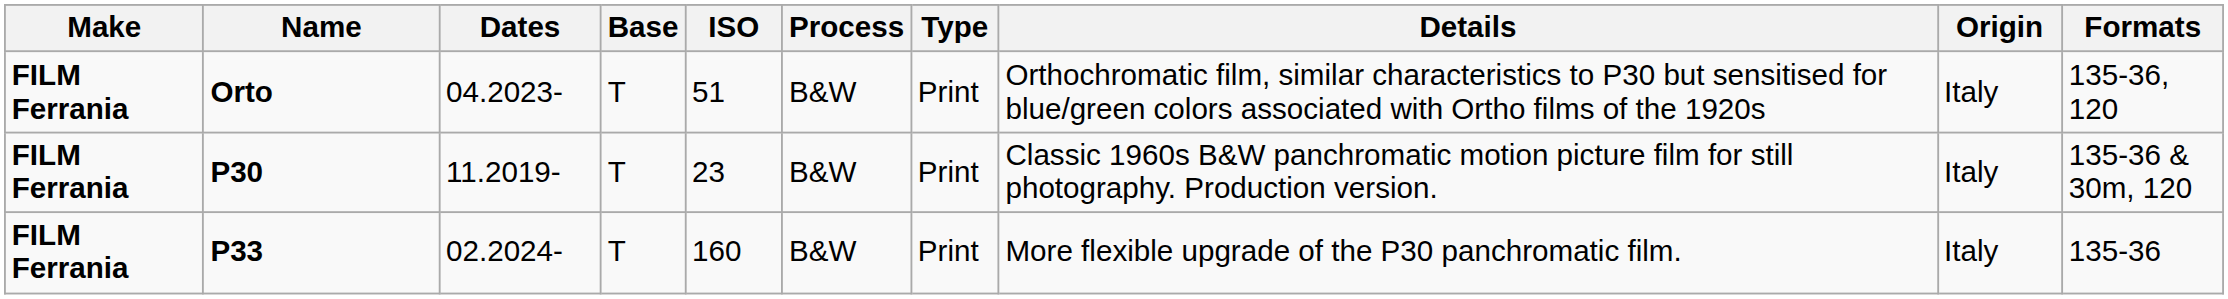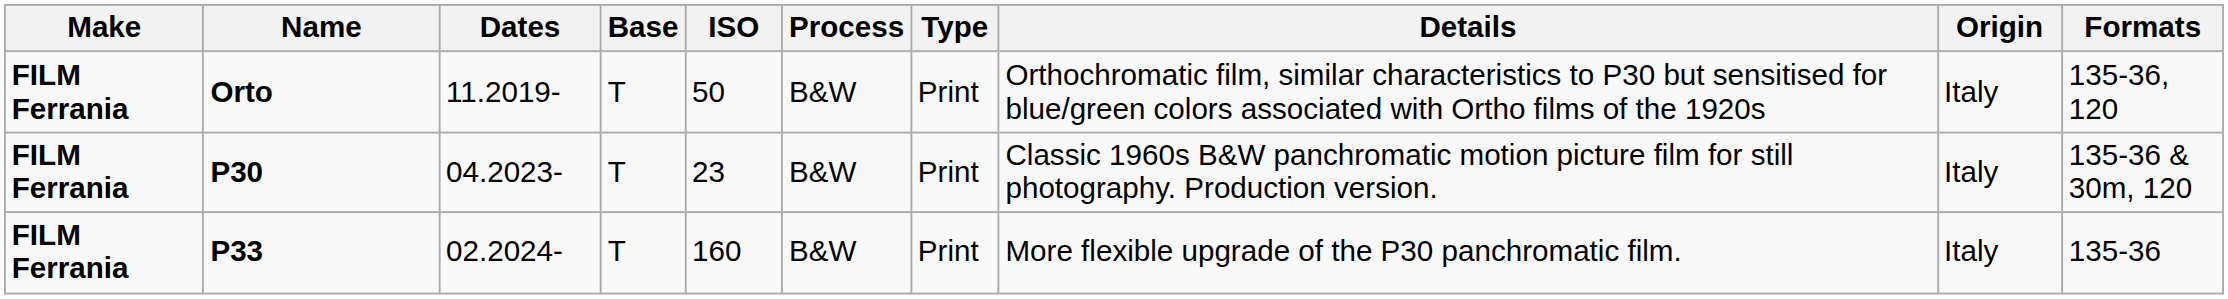(504, 91) 04.2023- -> (503, 91) 11.2019-
(709, 91) 51 -> (709, 91) 50
(503, 171) 11.2019- -> (504, 171) 04.2023-
